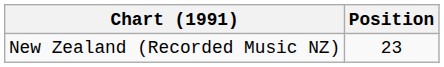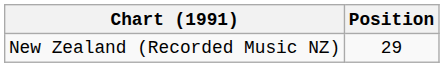(391, 48) 23 -> (391, 48) 29
